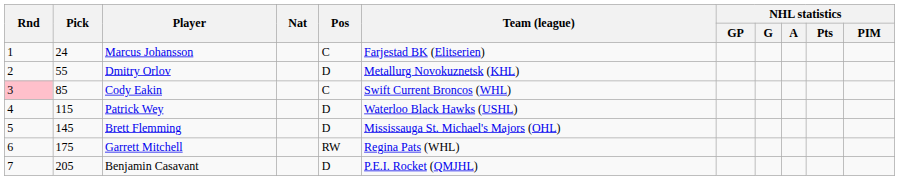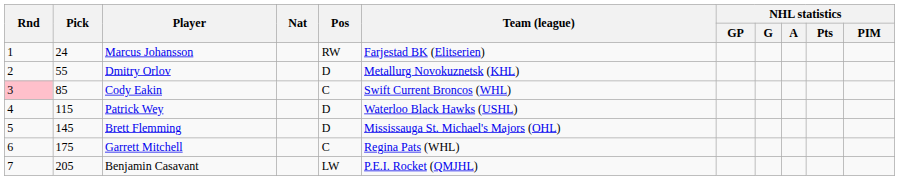(326, 52) C -> (331, 52) RW
(331, 147) RW -> (326, 147) C
(326, 166) D -> (331, 166) LW
